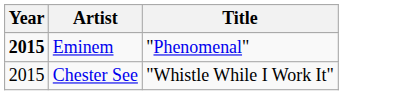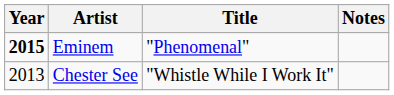+ column: (364, 18)
(27, 75) 2015 -> (27, 75) 2013
